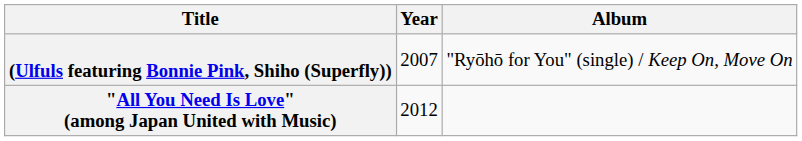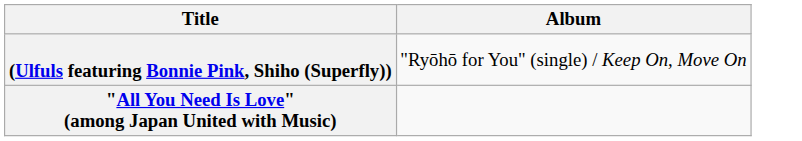- column: (419, 19)
